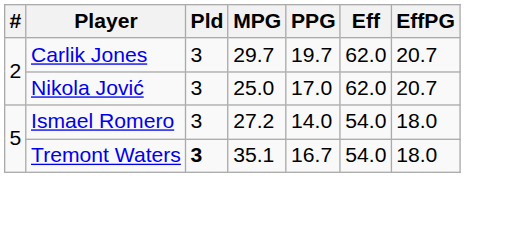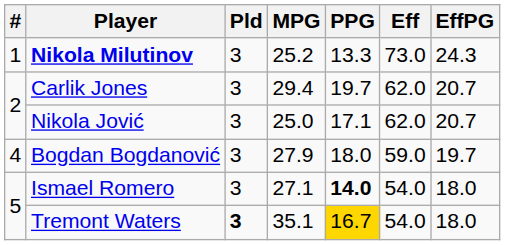+ row: (112, 54)
(254, 54) 29.7 -> (293, 88) 29.4
(312, 88) 17.0 -> (351, 121) 17.1
+ row: (126, 155)
(254, 121) 27.2 -> (293, 188) 27.1
(312, 121) normal -> (351, 188) bold
(312, 155) no background -> (351, 222) gold background
